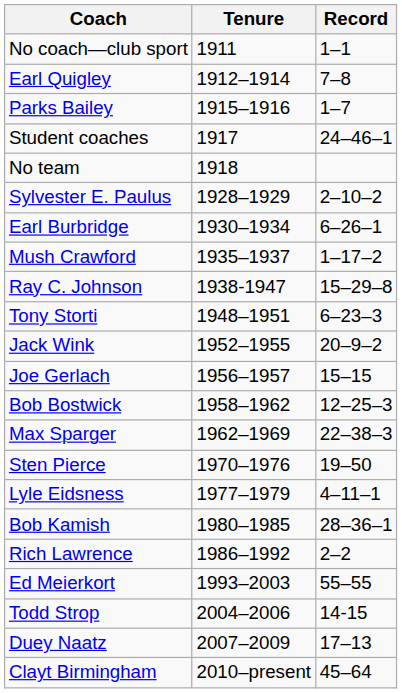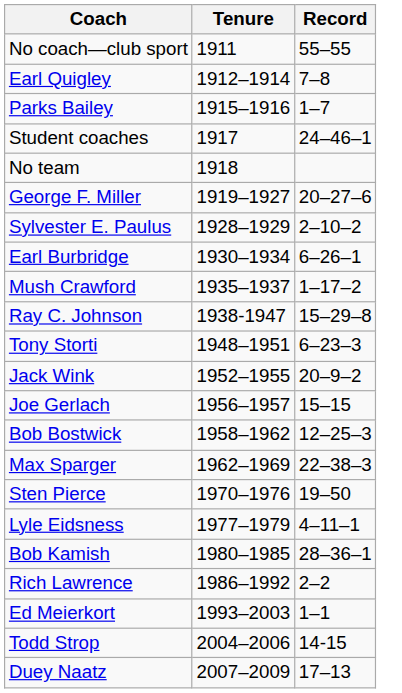(335, 49) 1–1 -> (325, 49) 55–55
+ row: (75, 197)
(346, 583) 55–55 -> (314, 613) 1–1
- row: (83, 672)
